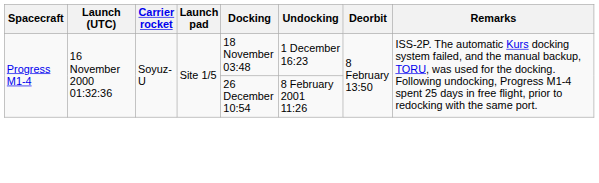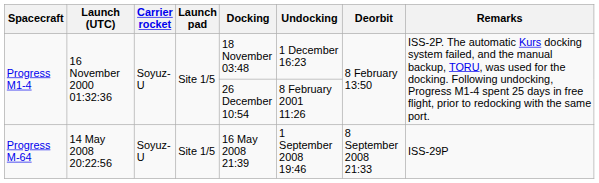+ row: (29, 151)
